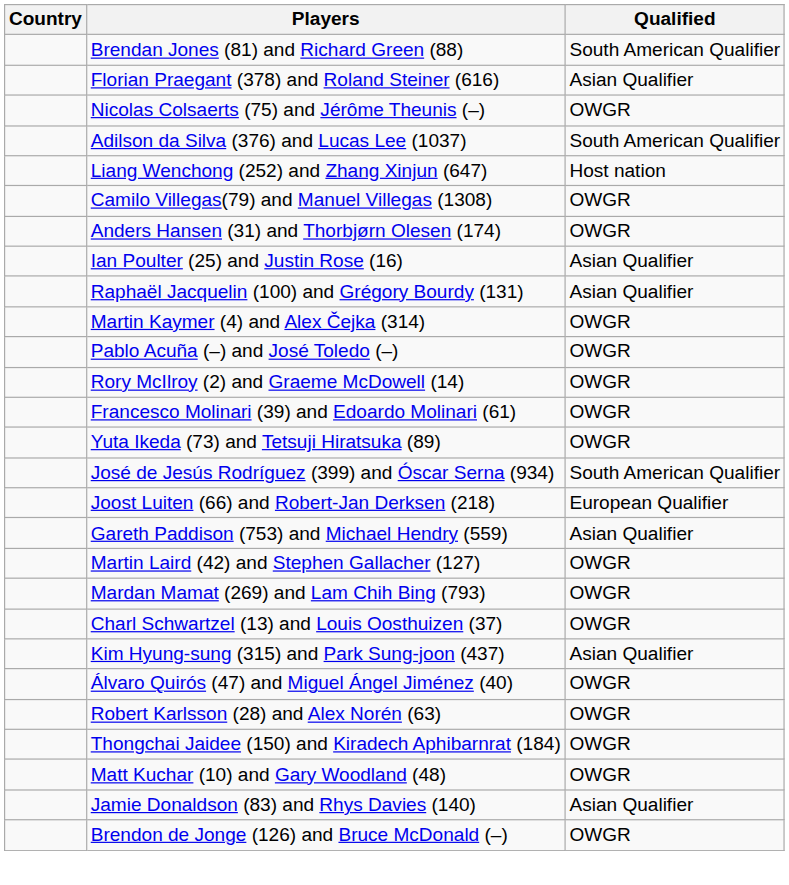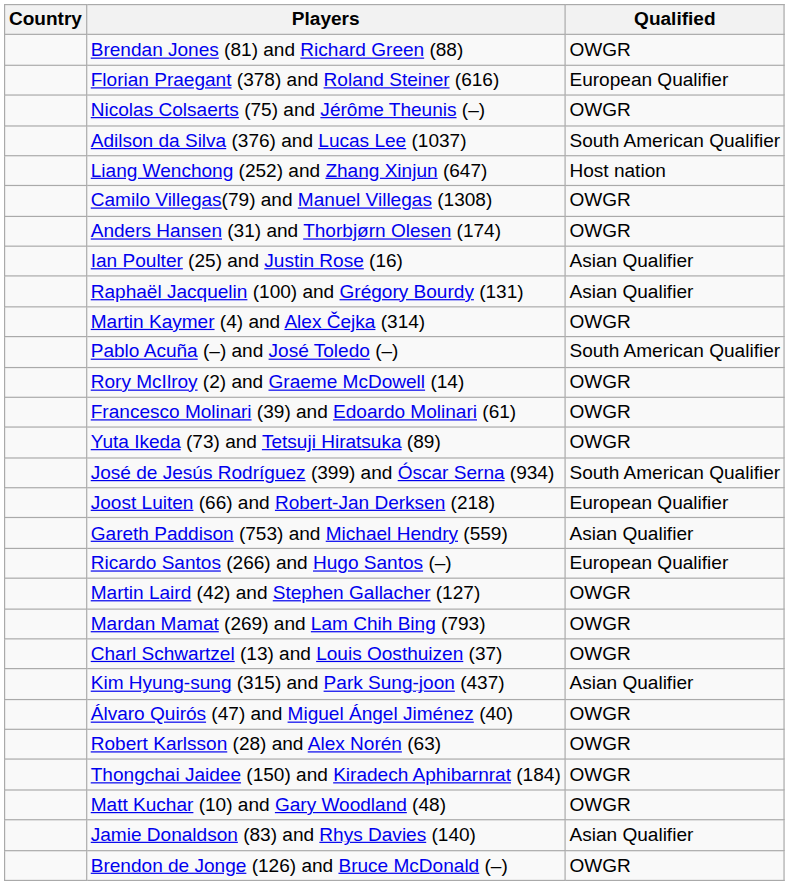(675, 49) South American Qualifier -> (600, 49) OWGR
(631, 79) Asian Qualifier -> (649, 79) European Qualifier
(600, 351) OWGR -> (675, 351) South American Qualifier
+ row: (271, 563)
